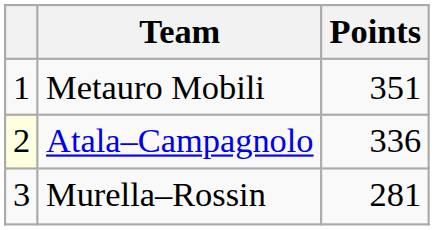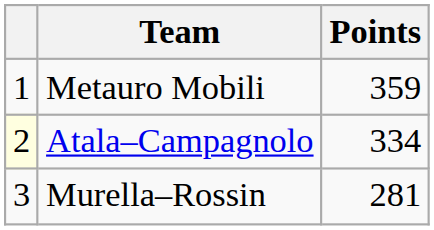(395, 86) 351 -> (395, 86) 359
(395, 140) 336 -> (395, 140) 334
